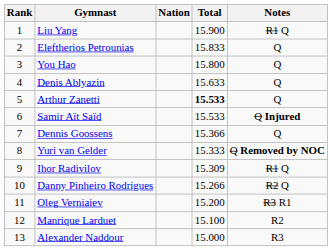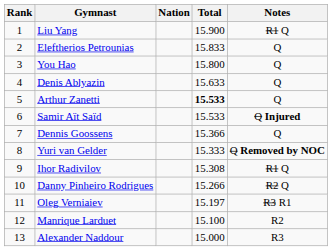(210, 168) 15.309 -> (210, 168) 15.308
(210, 202) 15.200 -> (210, 202) 15.197
